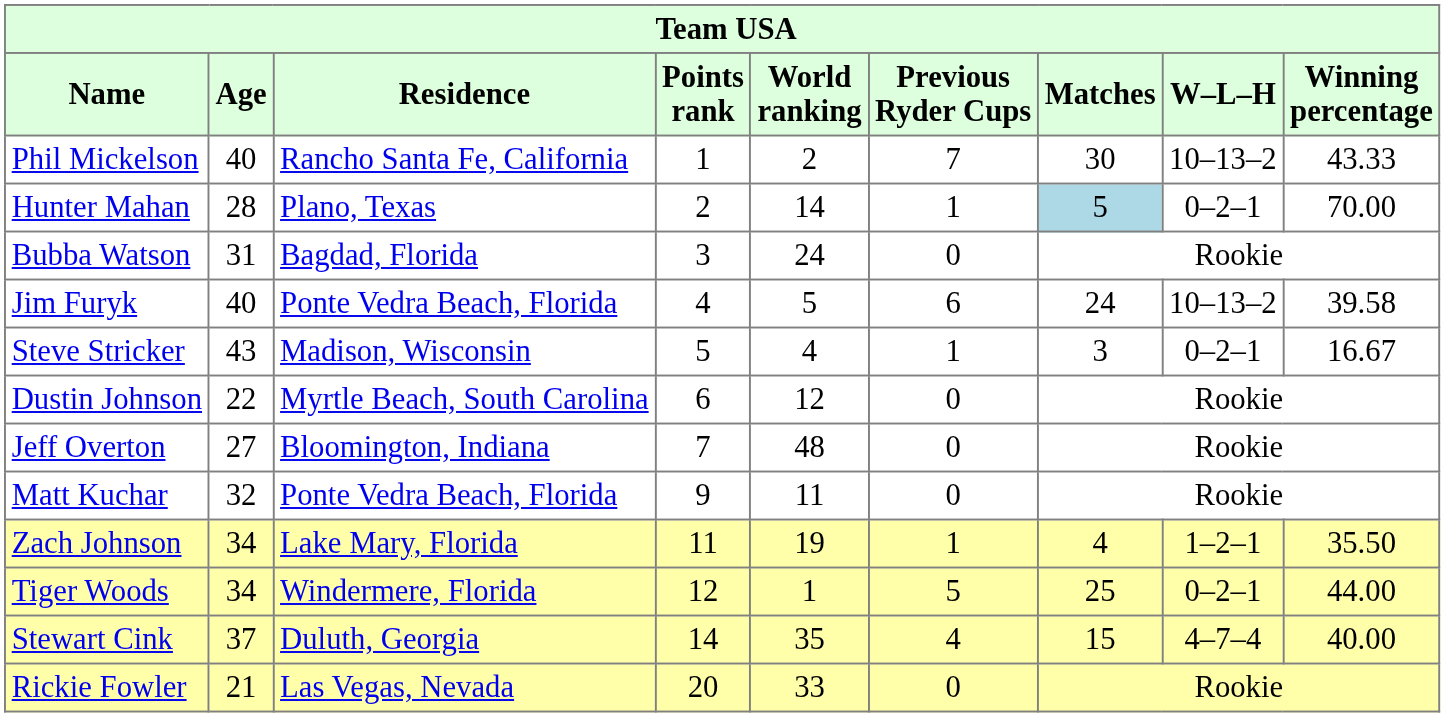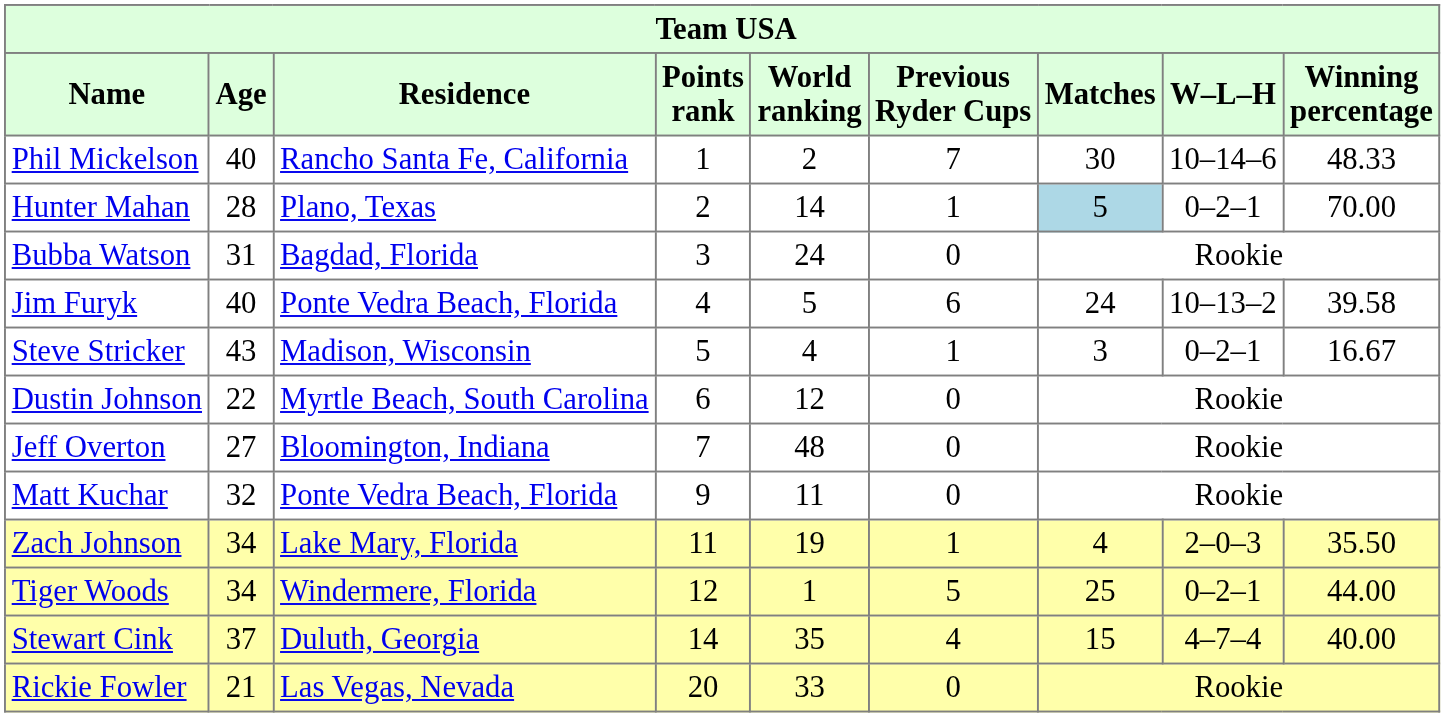(1223, 159) 10–13–2 -> (1223, 159) 10–14–6
(1361, 159) 43.33 -> (1361, 159) 48.33
(1223, 543) 1–2–1 -> (1223, 543) 2–0–3
